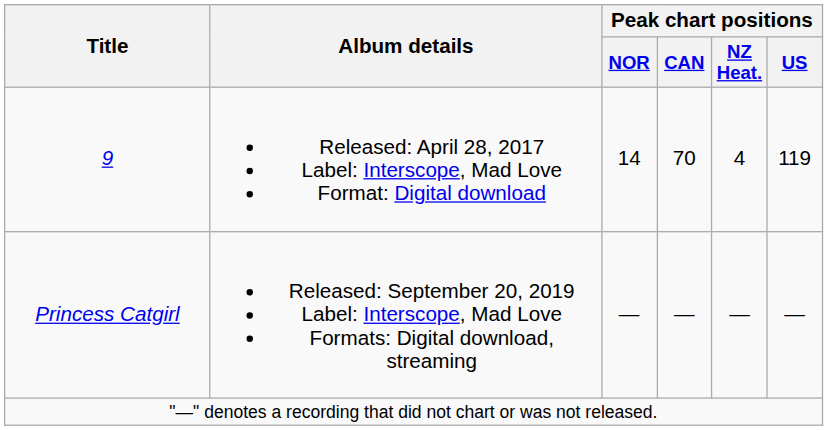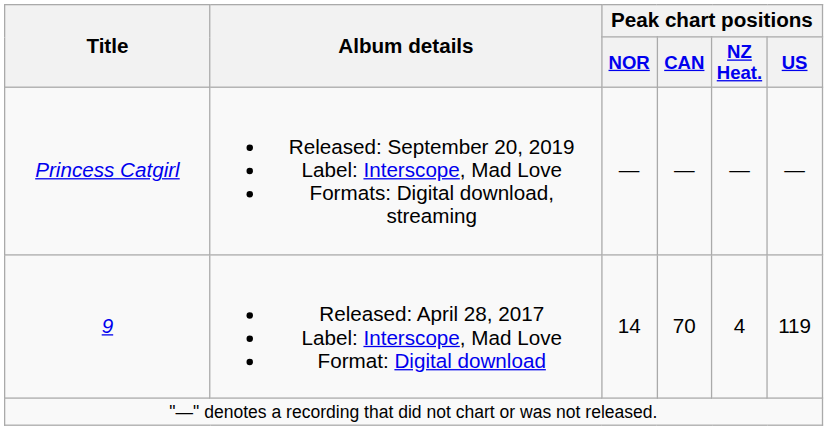rows swapped: (107, 159) <-> (107, 314)
